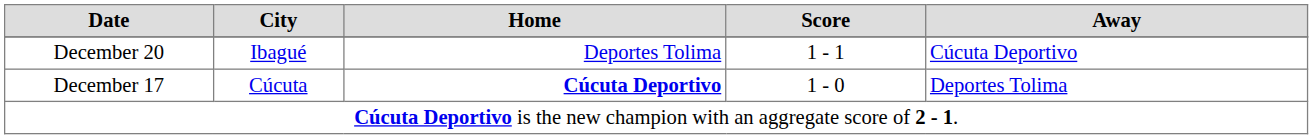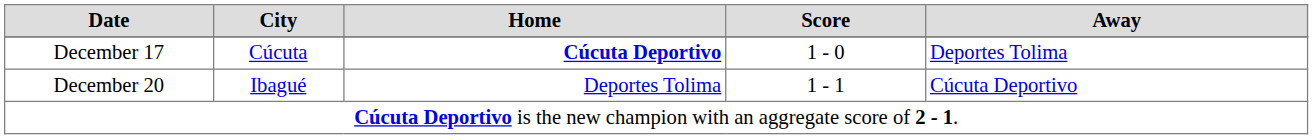rows swapped: (109, 85) <-> (109, 52)
